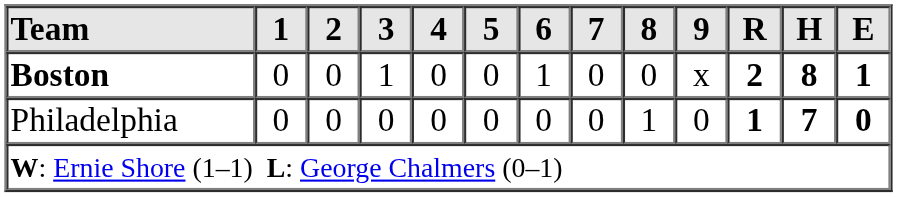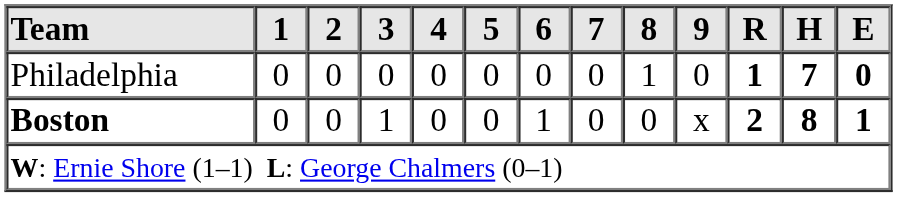rows swapped: (94, 120) <-> (60, 74)
